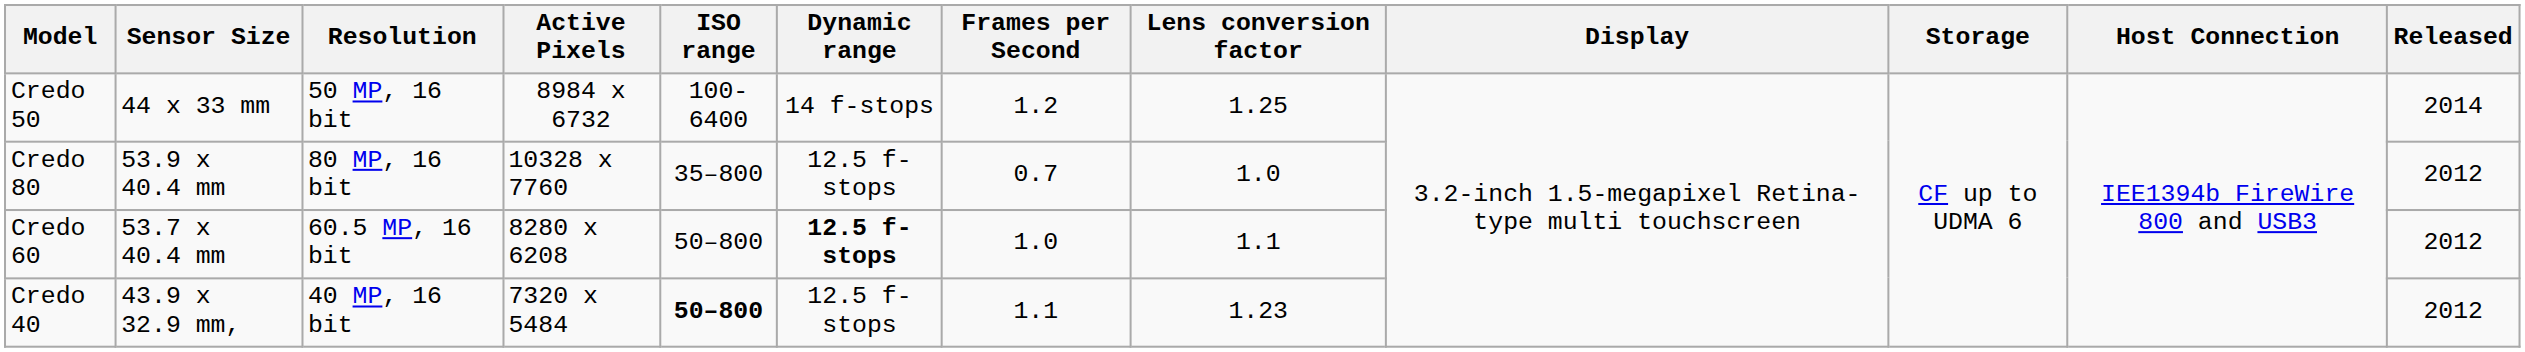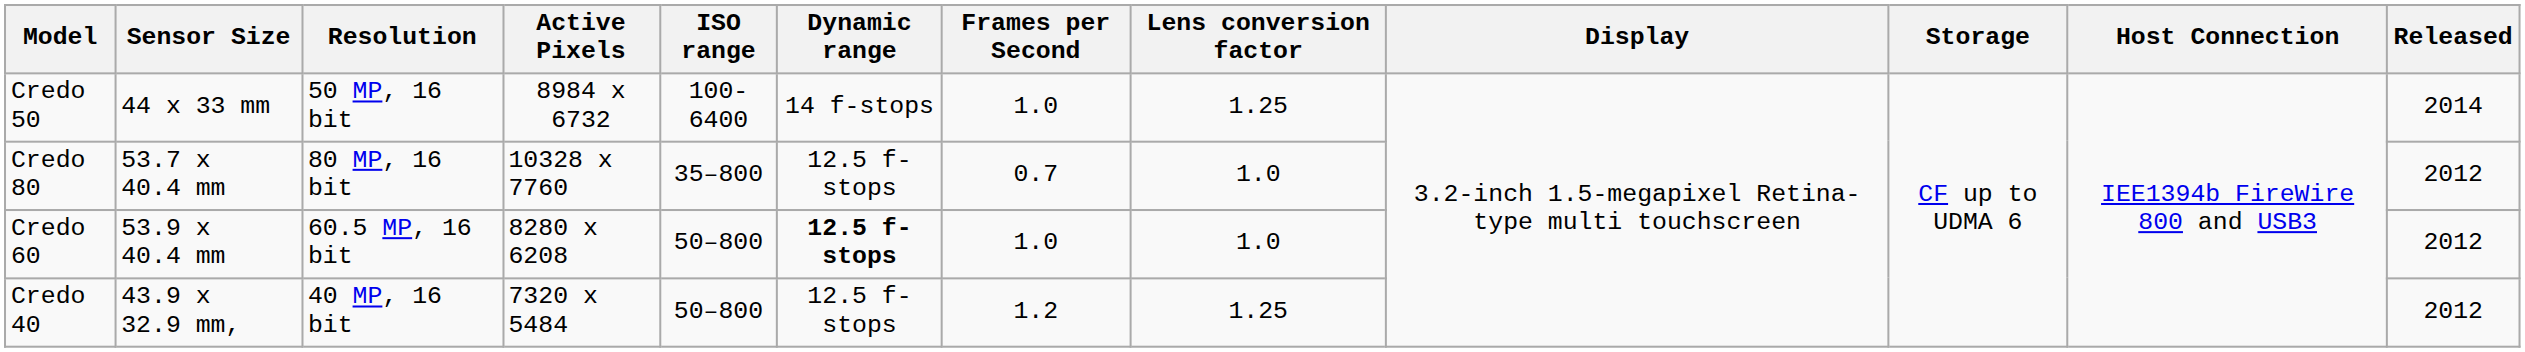(1036, 108) 1.2 -> (1036, 108) 1.0
(173, 176) 53.9 x 40.4 mm -> (173, 176) 53.7 x 40.4 mm
(173, 244) 53.7 x 40.4 mm -> (173, 244) 53.9 x 40.4 mm
(1258, 244) 1.1 -> (1258, 244) 1.0
(718, 312) bold -> (718, 312) normal
(1036, 312) 1.1 -> (1036, 312) 1.2
(1258, 312) 1.23 -> (1258, 312) 1.25
